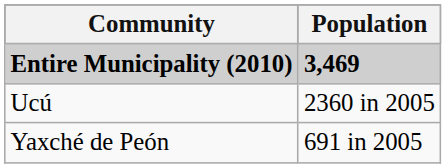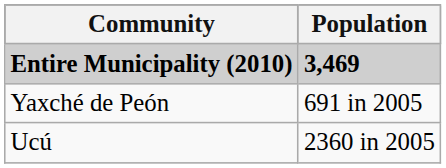rows swapped: (31, 102) <-> (90, 142)
